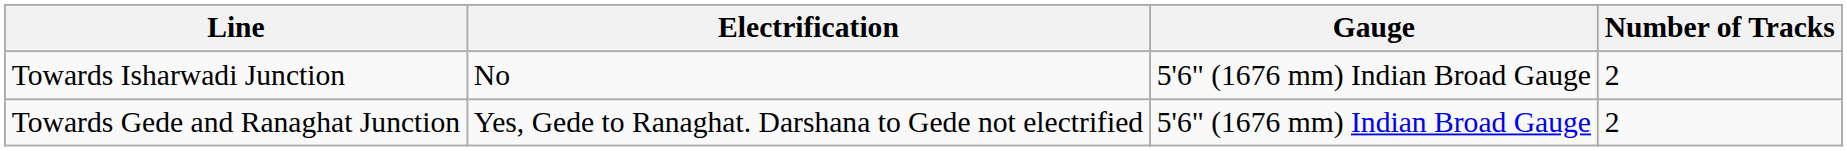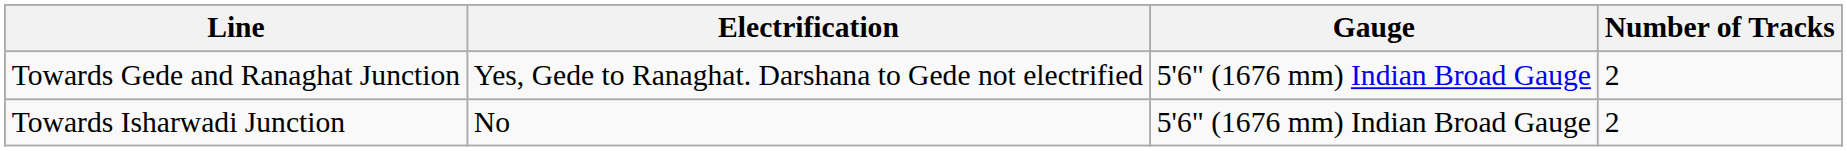rows swapped: (236, 121) <-> (178, 74)
